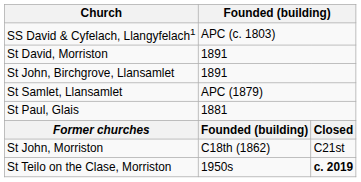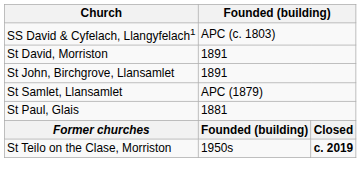- row: (55, 148)
